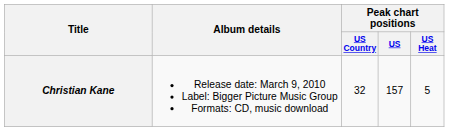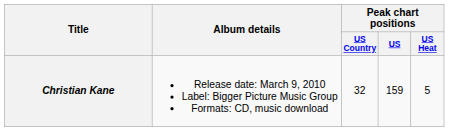(395, 91) 157 -> (395, 91) 159
